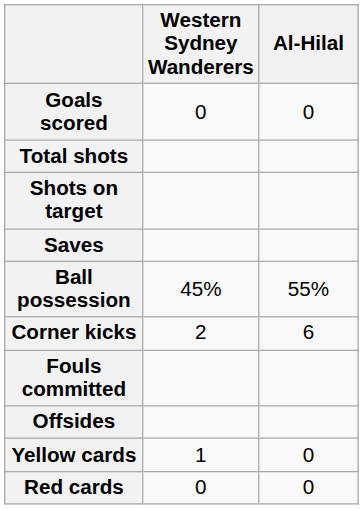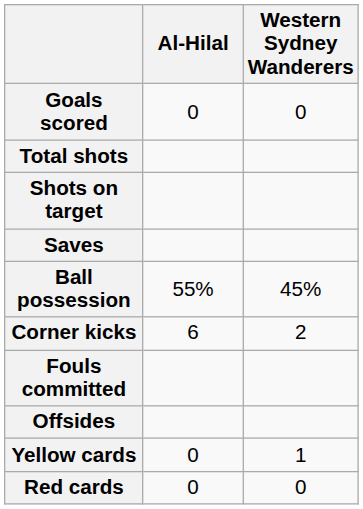columns swapped: (309, 44) <-> (201, 44)
